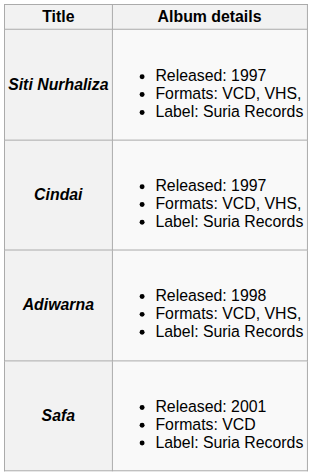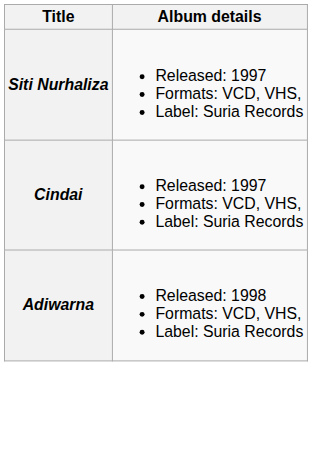- row: (58, 415)
